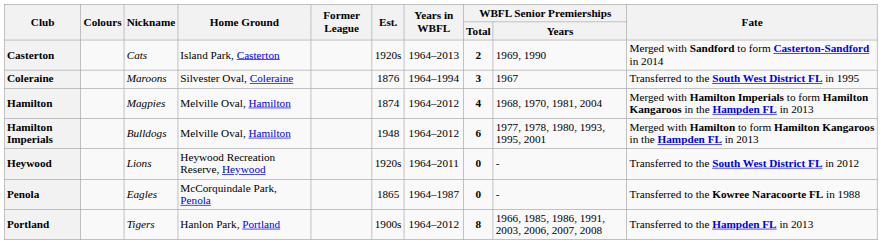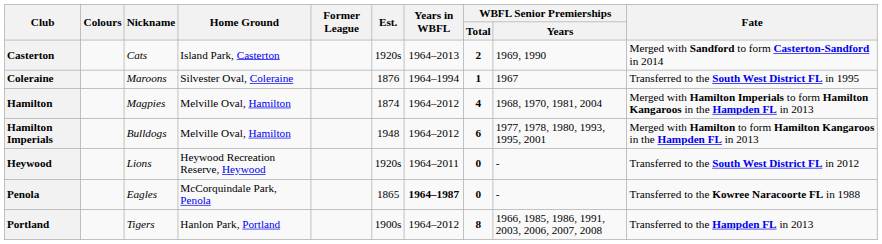(478, 79) 3 -> (478, 79) 1
(434, 194) normal -> (434, 194) bold
